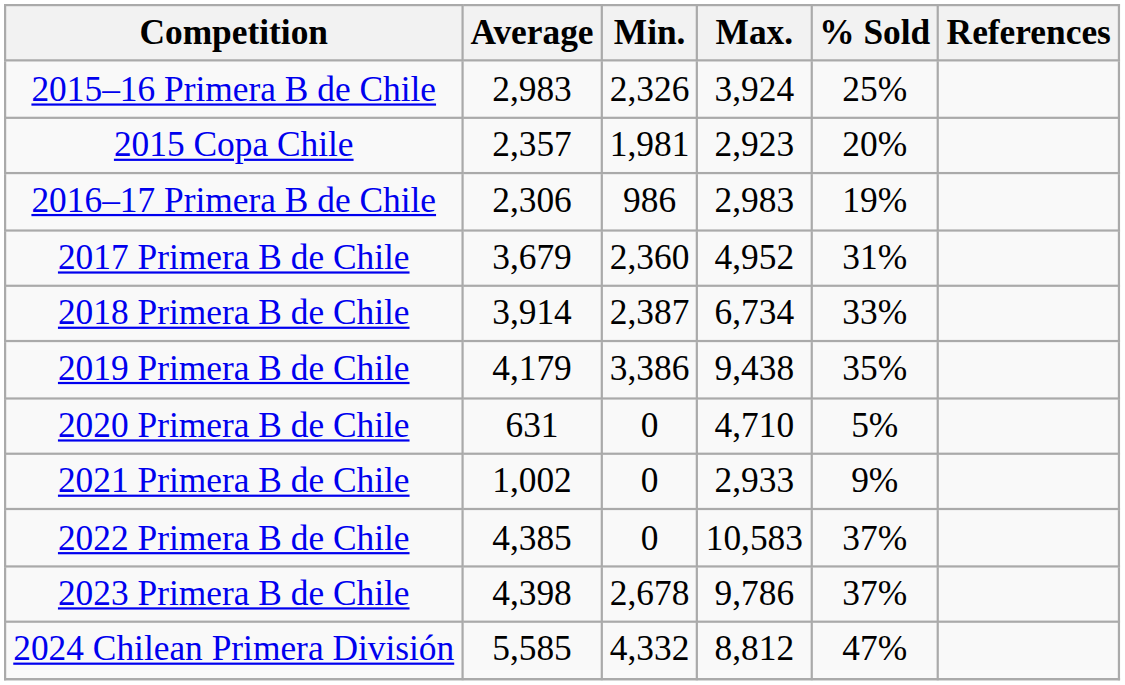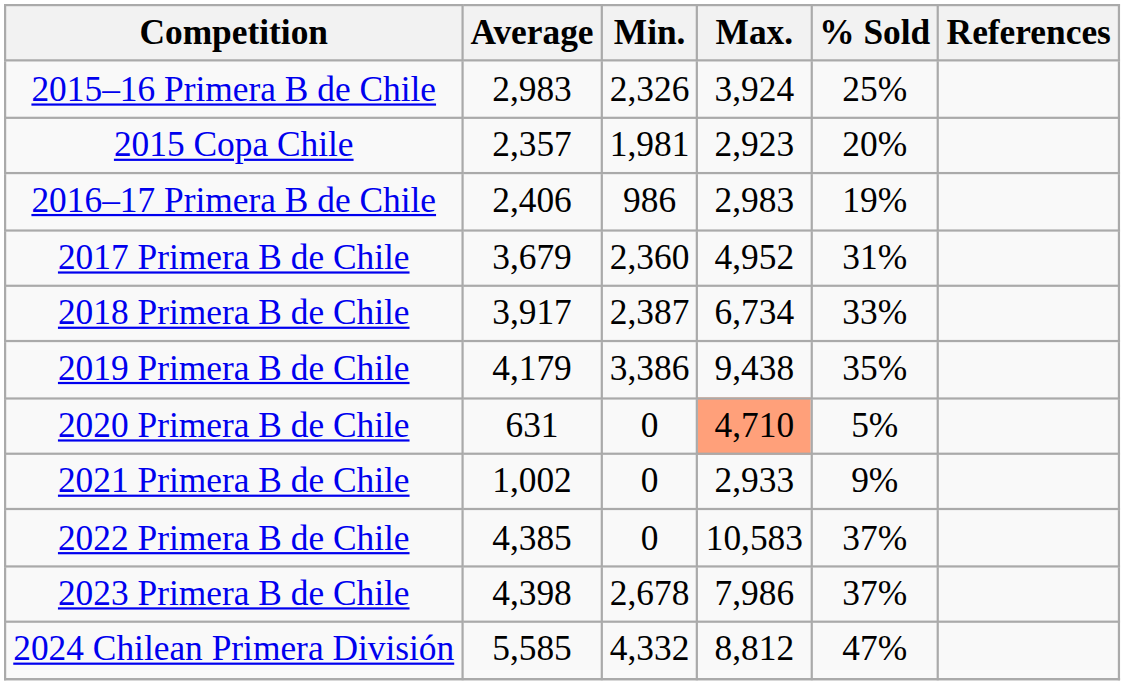(532, 200) 2,306 -> (532, 200) 2,406
(532, 312) 3,914 -> (532, 312) 3,917
(754, 425) no background -> (754, 425) lightsalmon background
(754, 593) 9,786 -> (754, 593) 7,986
